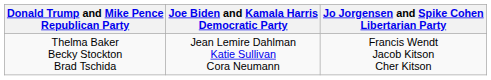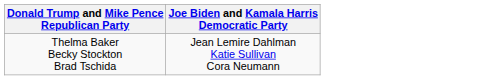- column: (403, 19)
